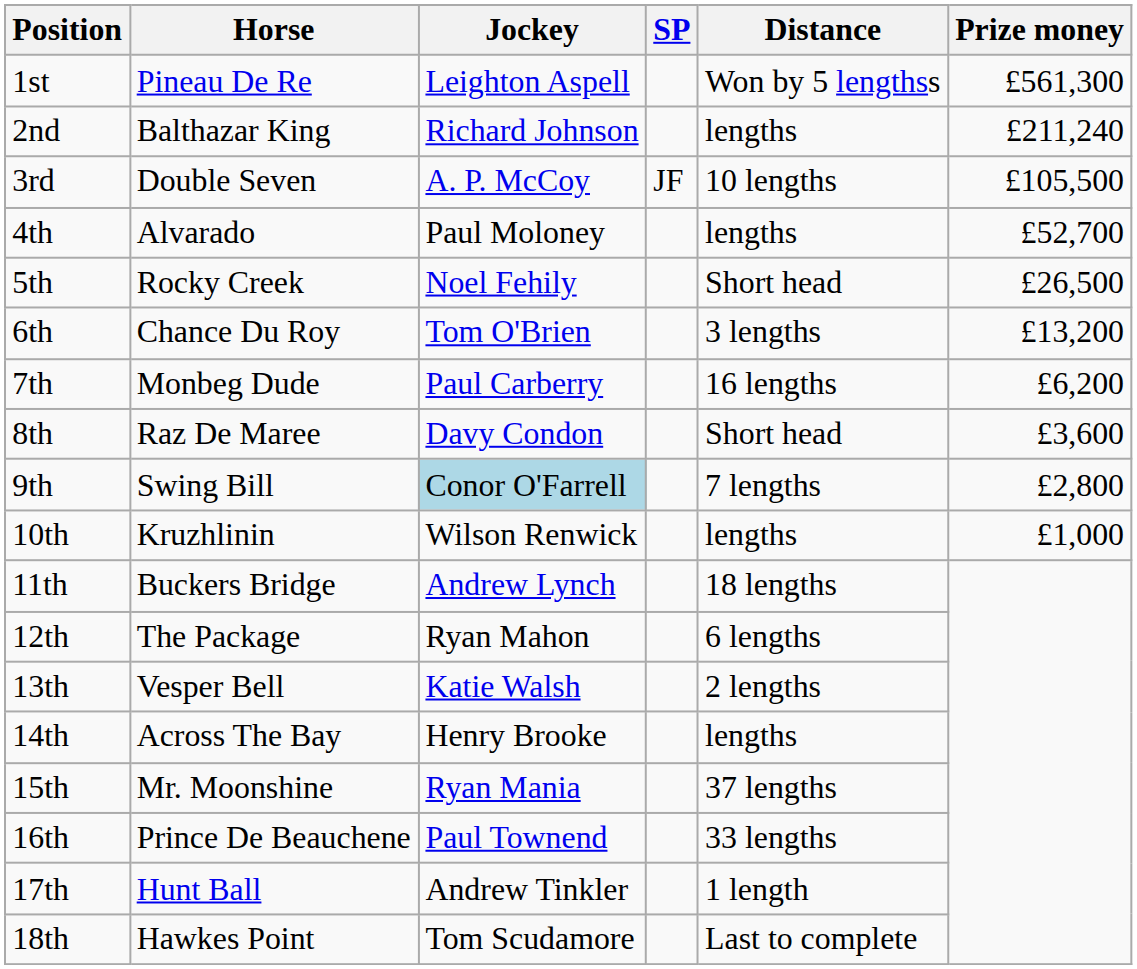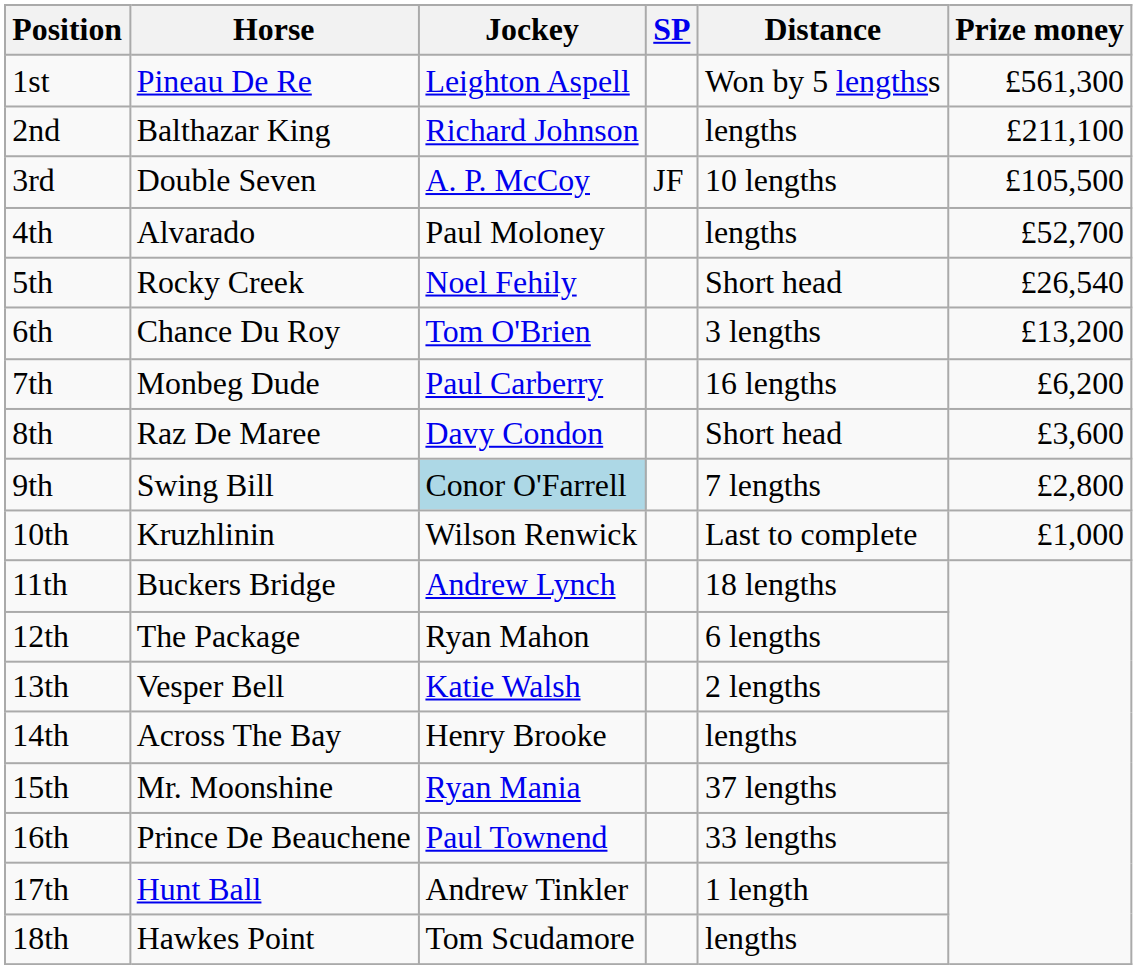(1065, 130) £211,240 -> (1065, 130) £211,100
(1072, 282) £26,500 -> (1072, 282) £26,540
(751, 534) lengths -> (811, 534) Last to complete
(811, 938) Last to complete -> (751, 938) lengths
